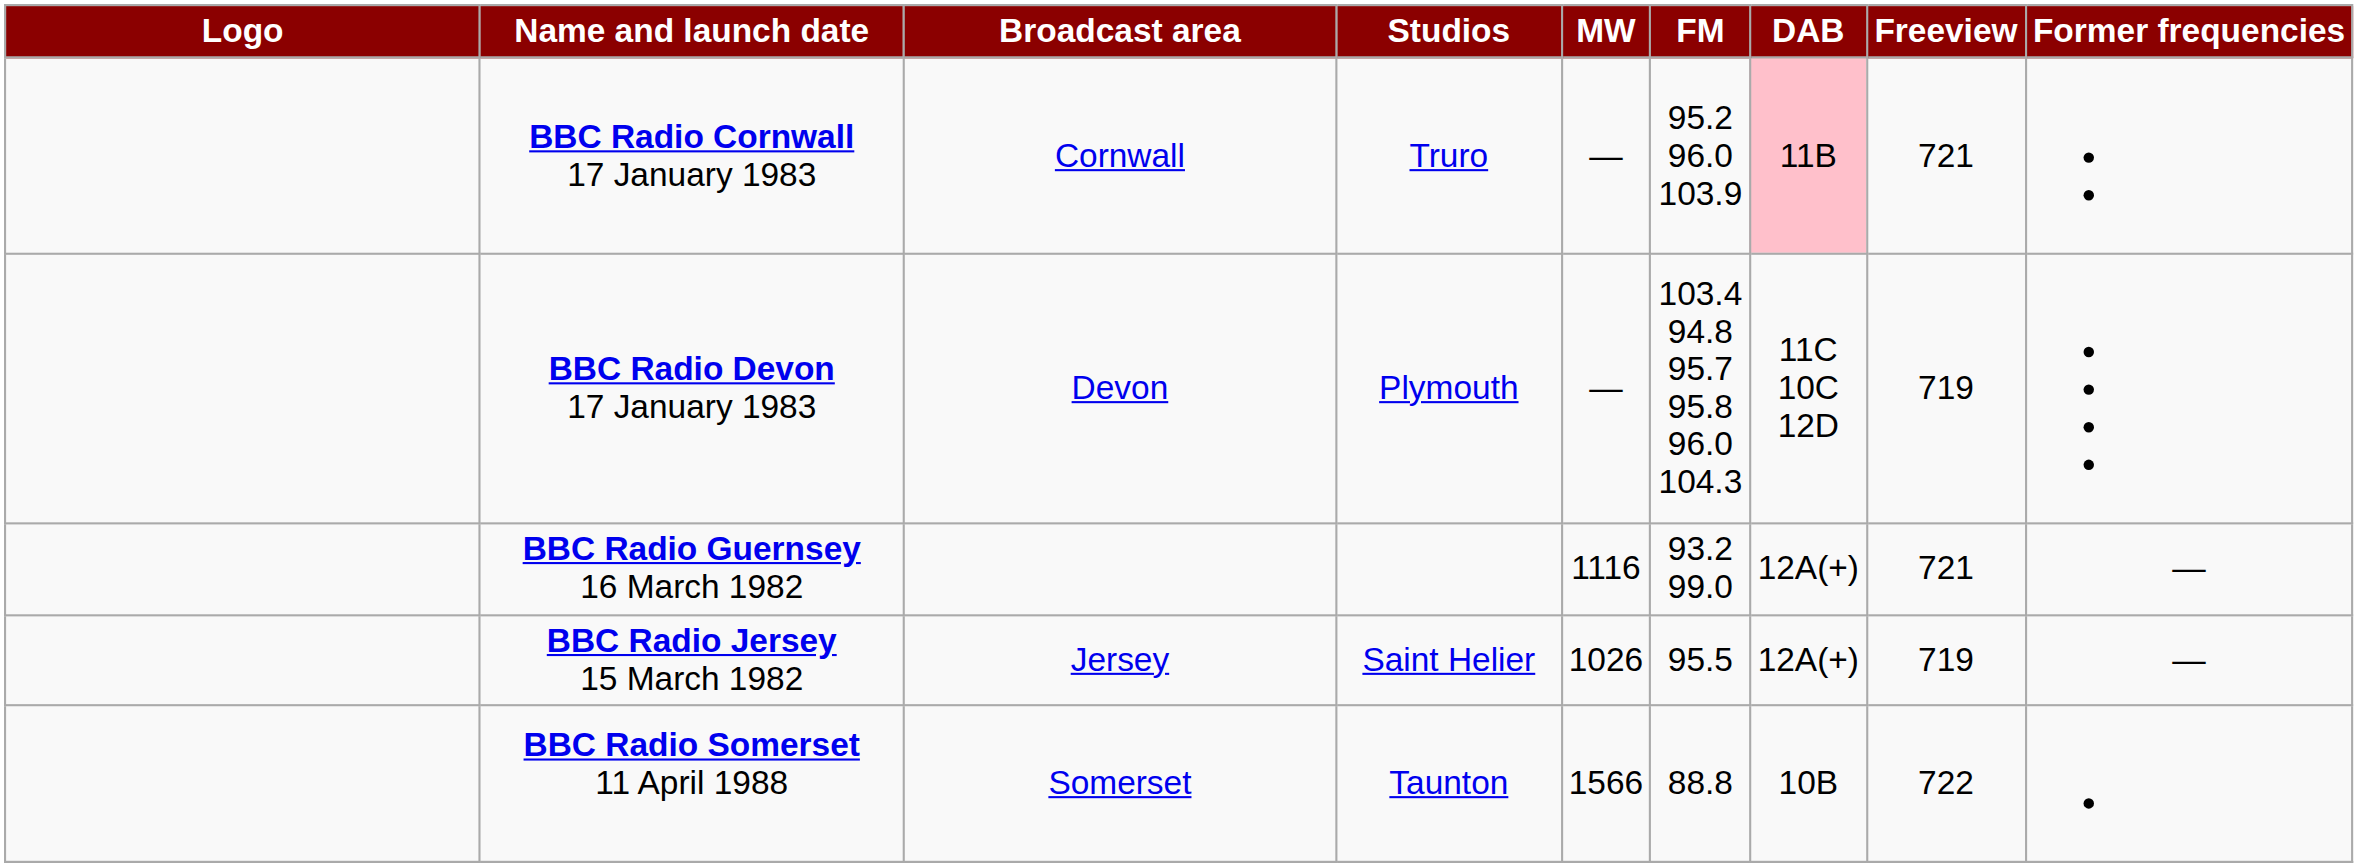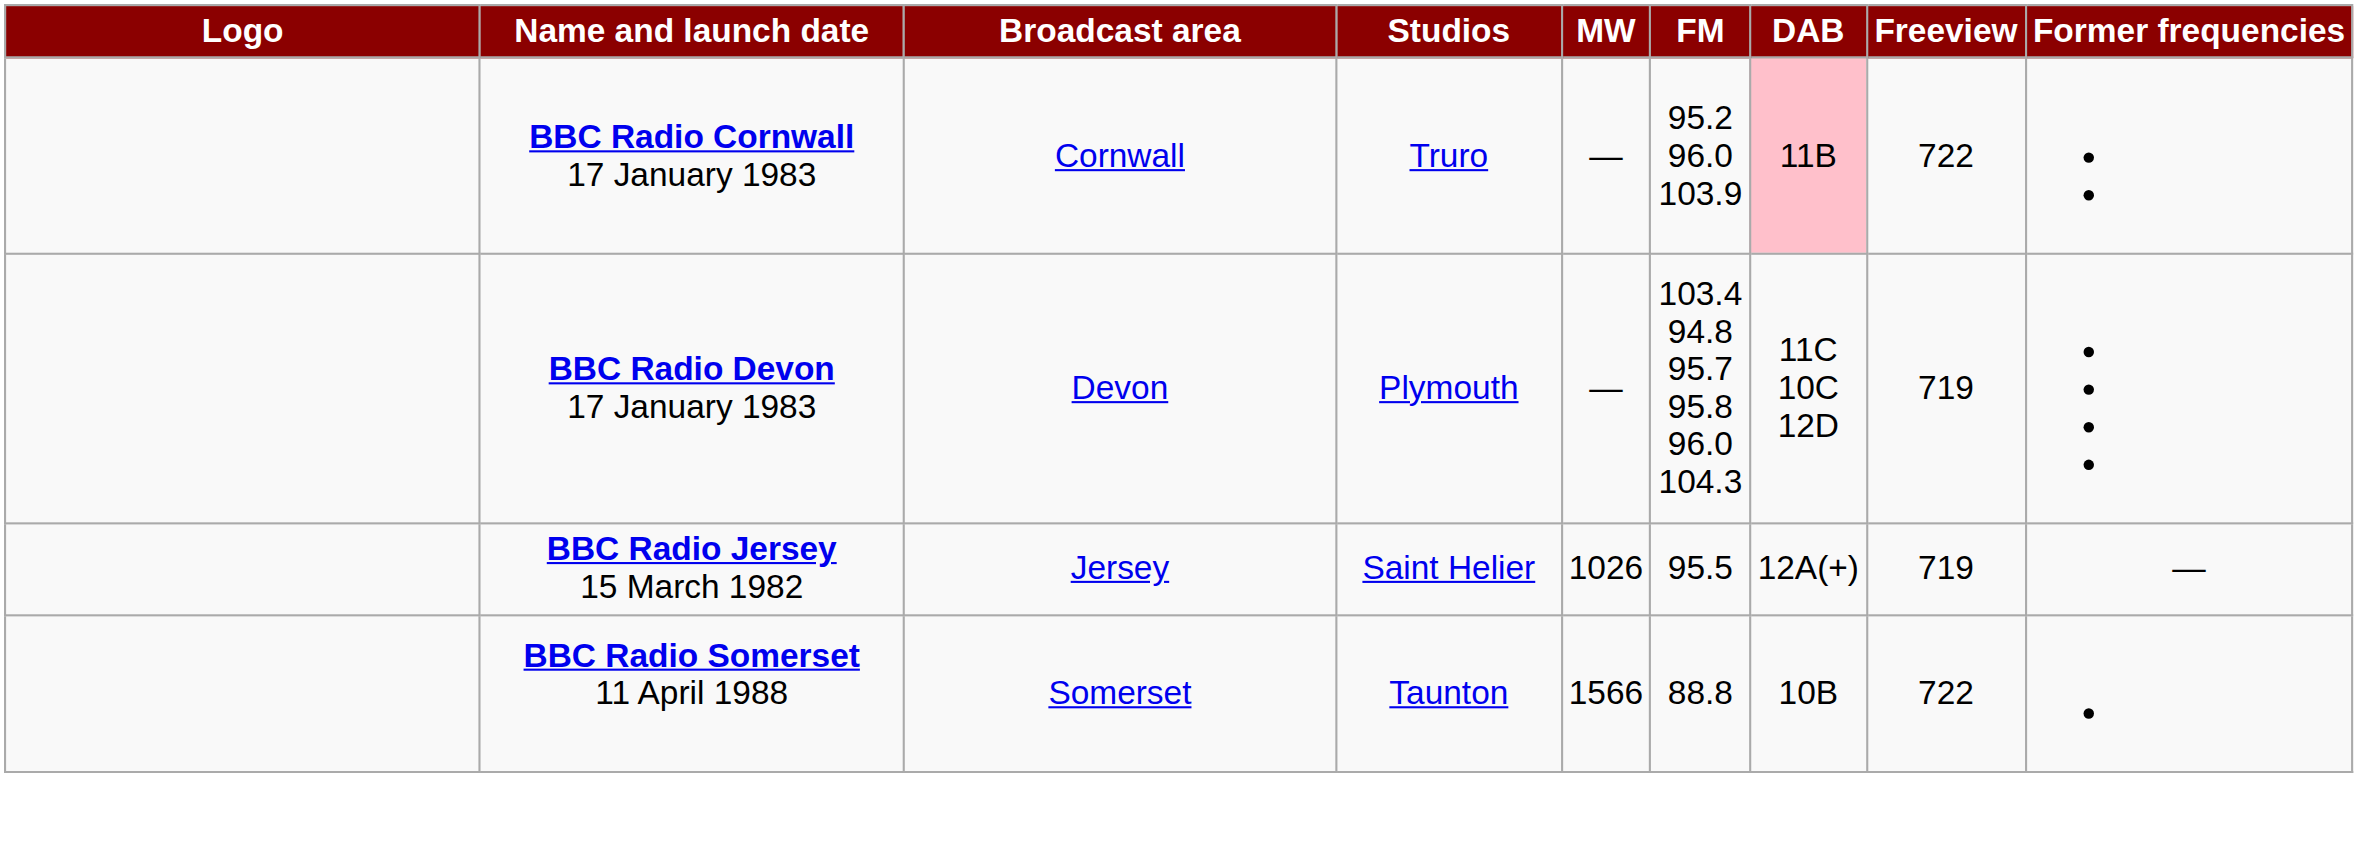(1946, 155) 721 -> (1946, 155) 722
- row: (692, 568)
